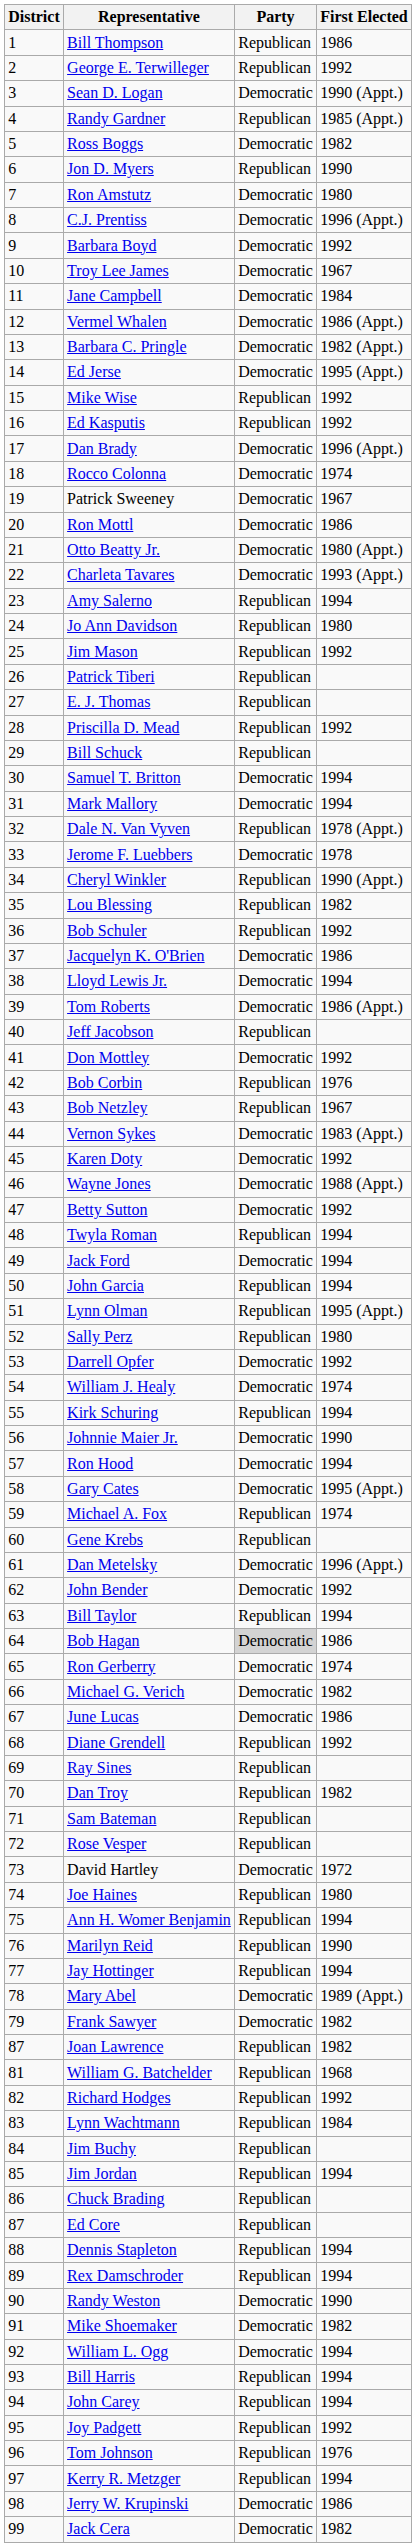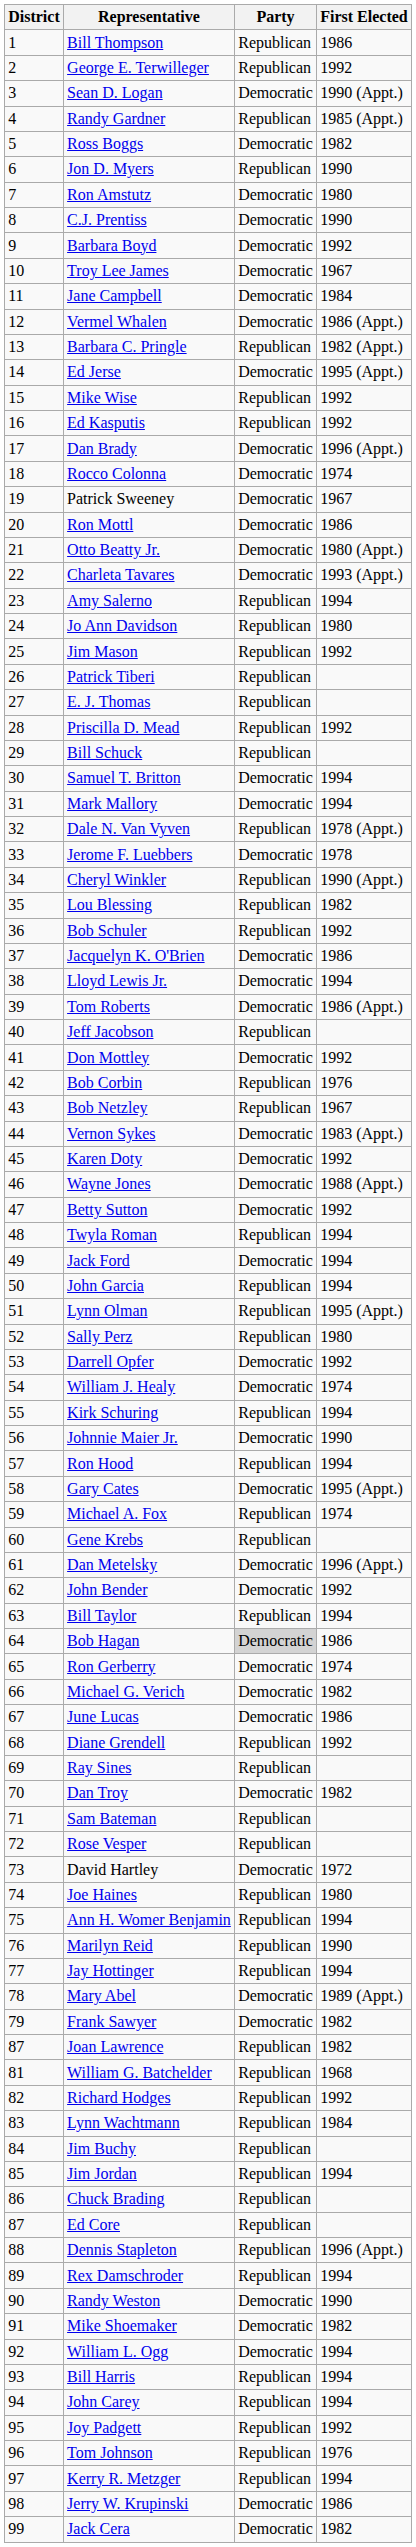(362, 220) 1996 (Appt.) -> (336, 220) 1990
(276, 347) Democratic -> (275, 347) Republican
(276, 1463) Democratic -> (275, 1463) Republican
(275, 1793) Republican -> (276, 1793) Democratic
(336, 2250) 1994 -> (362, 2250) 1996 (Appt.)
